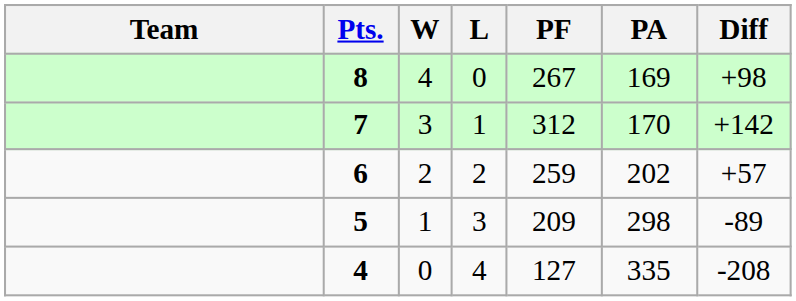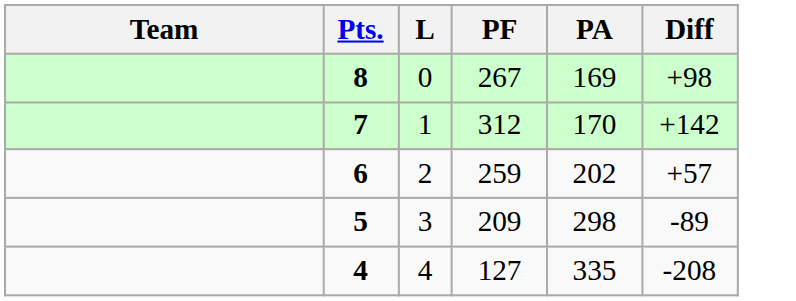- column: (425, 28)
